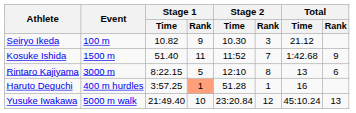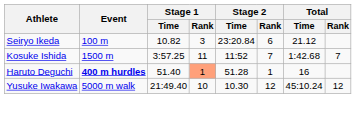(200, 41) 9 -> (202, 41) 3
(234, 41) 10.30 -> (236, 41) 23:20.84
(268, 41) 3 -> (270, 41) 6
(166, 56) 51.40 -> (169, 56) 3:57.25
(336, 56) 9 -> (338, 56) 7
- row: (43, 71)
(113, 86) normal -> (114, 71) bold
(166, 86) 3:57.25 -> (169, 71) 51.40
(234, 101) 23:20.84 -> (236, 86) 10.30
(336, 101) 13 -> (338, 86) 12
